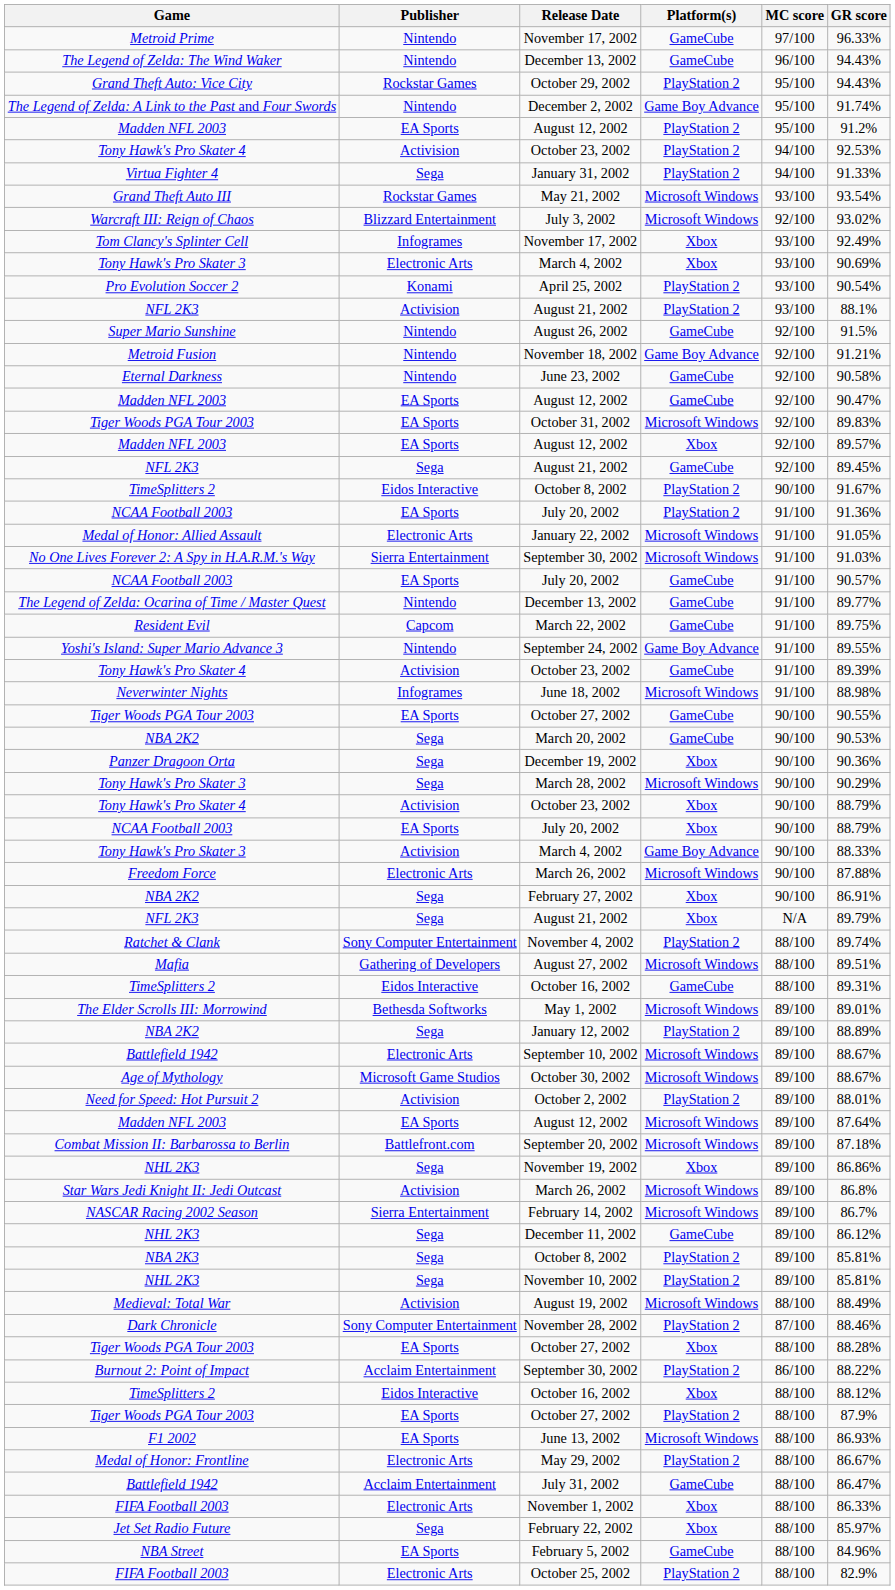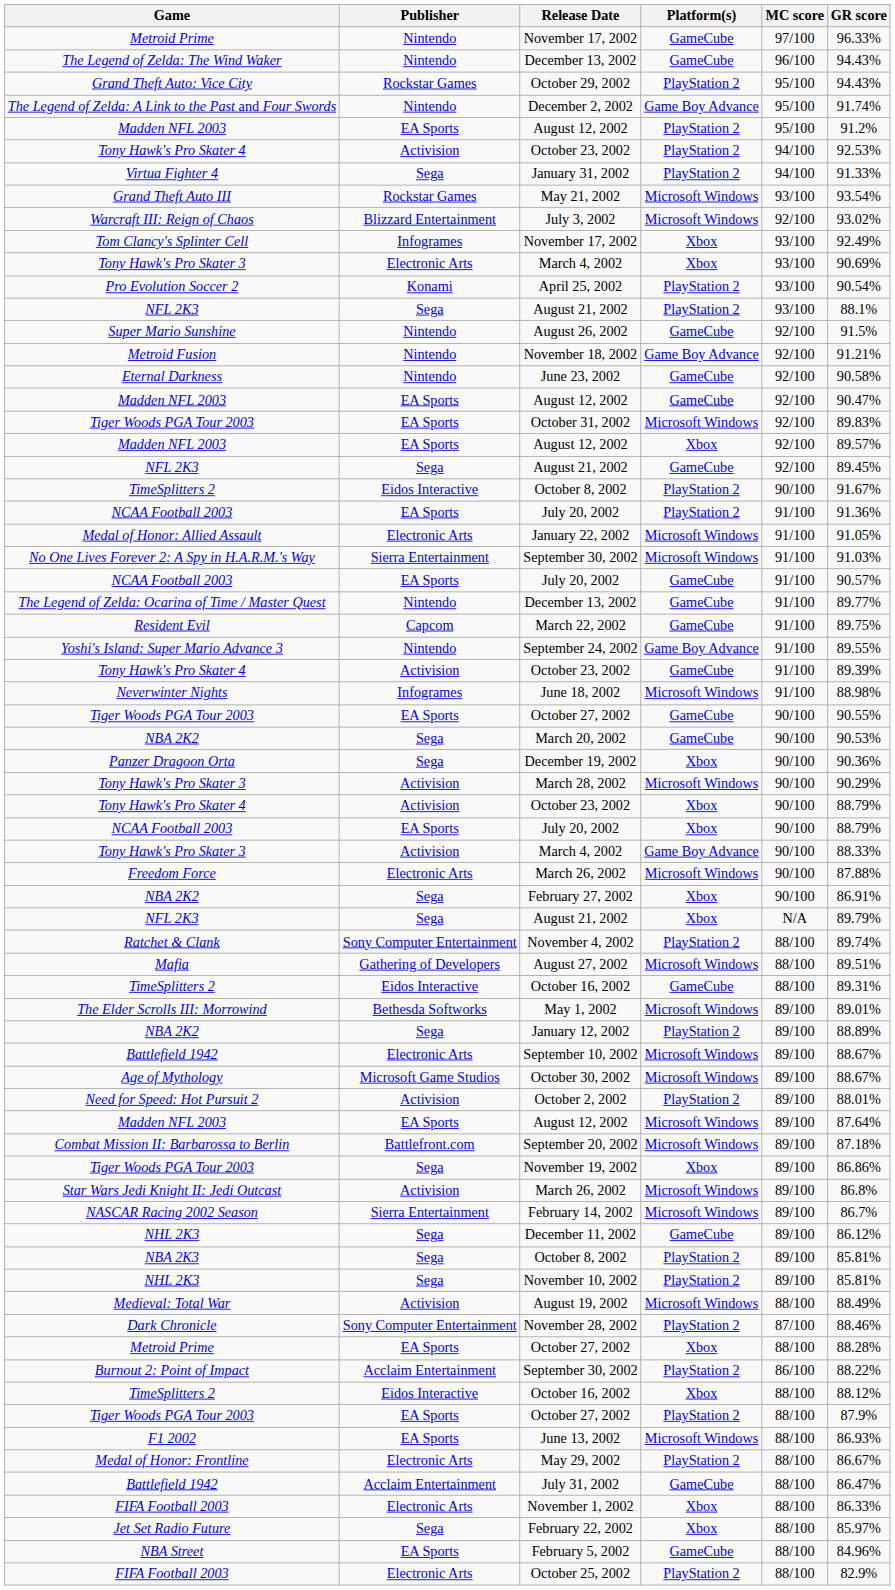(430, 309) Activision -> (430, 309) Sega
(430, 783) Sega -> (430, 783) Activision
(172, 1167) NHL 2K3 -> (172, 1167) Tiger Woods PGA Tour 2003
(172, 1348) Tiger Woods PGA Tour 2003 -> (172, 1348) Metroid Prime
